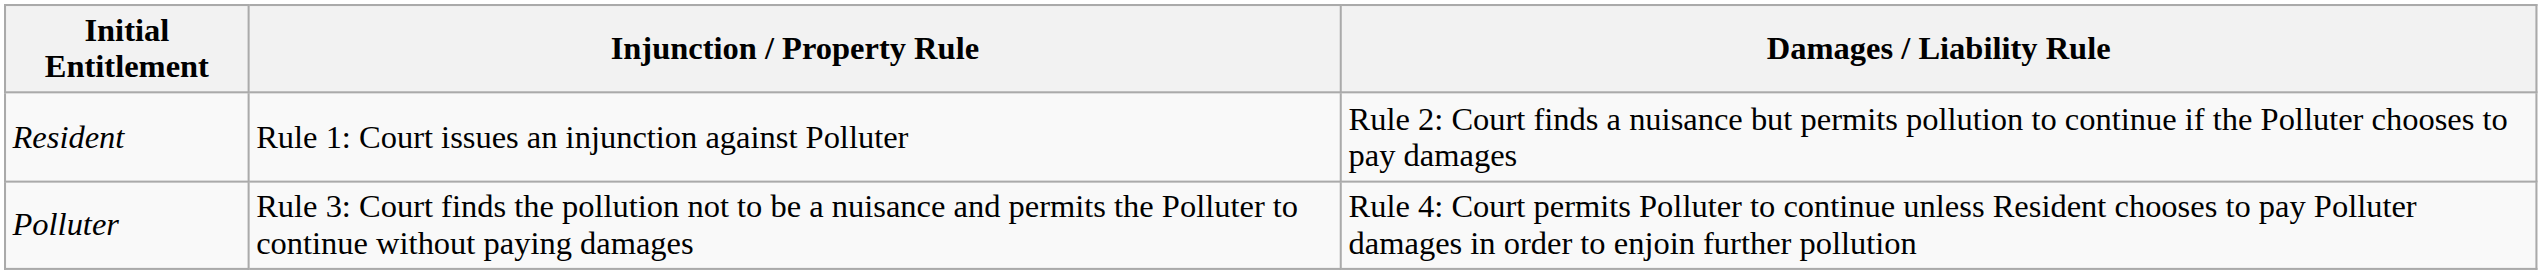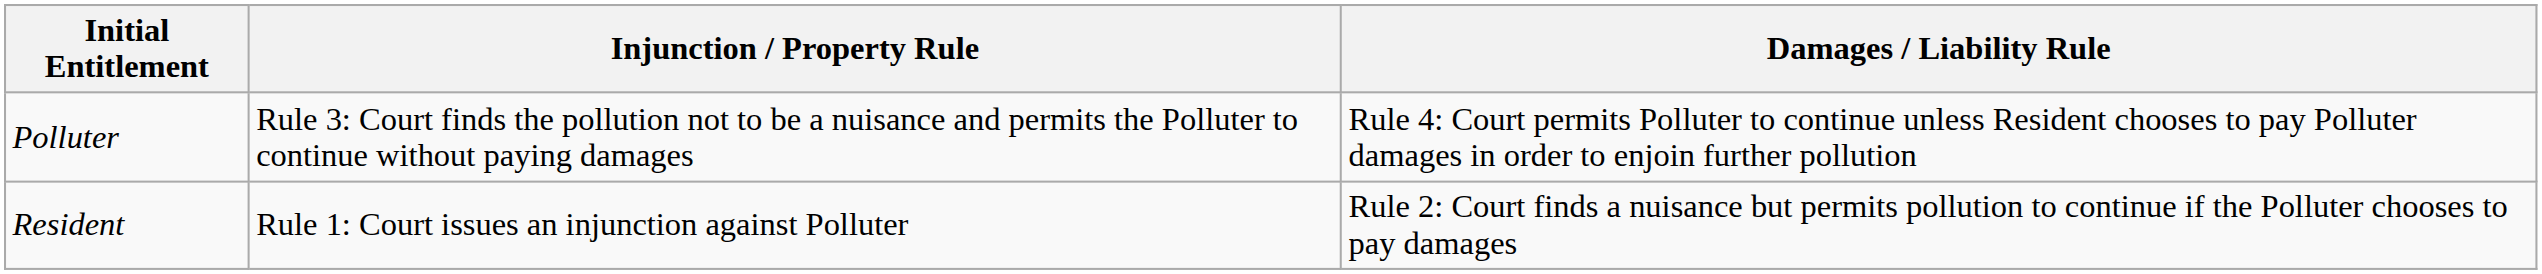rows swapped: (68, 136) <-> (66, 224)
